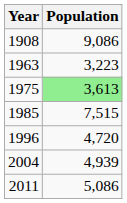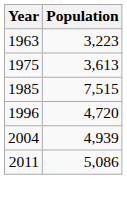- row: (24, 41)
(101, 89) lightgreen background -> (101, 65) no background
